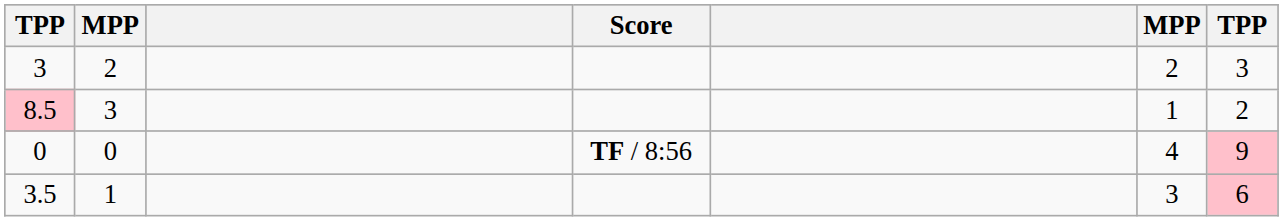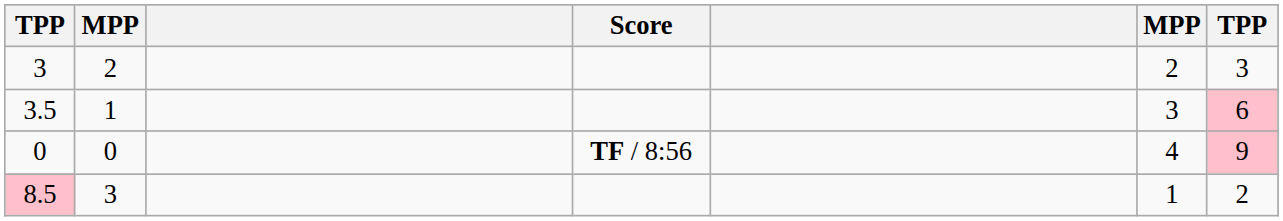rows swapped: (40, 109) <-> (40, 194)
